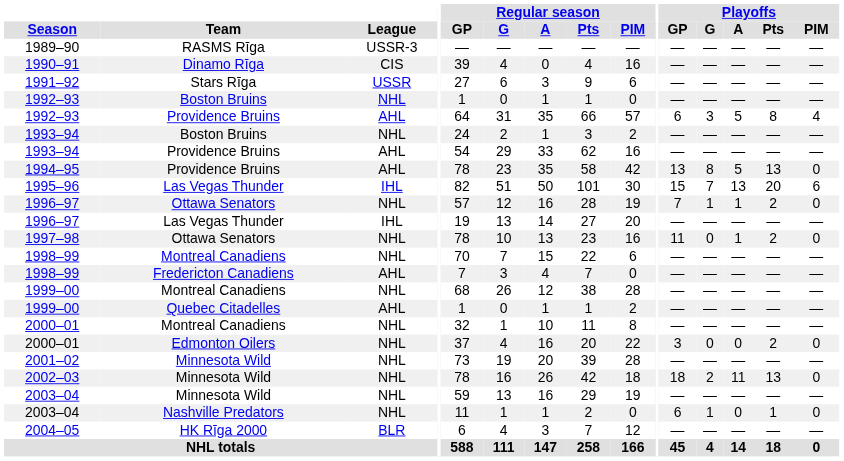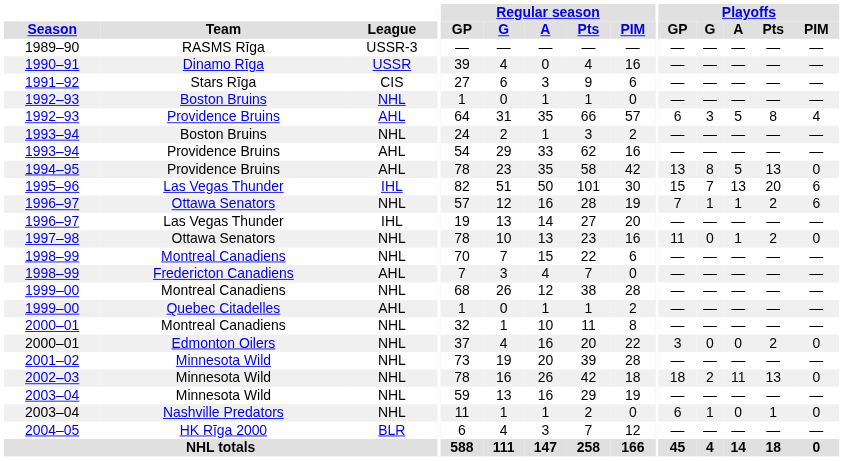(392, 64) CIS -> (392, 64) USSR
(392, 82) USSR -> (392, 82) CIS
(816, 204) 0 -> (816, 204) 6
